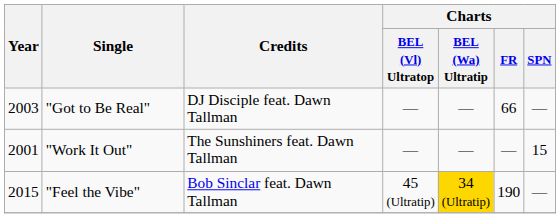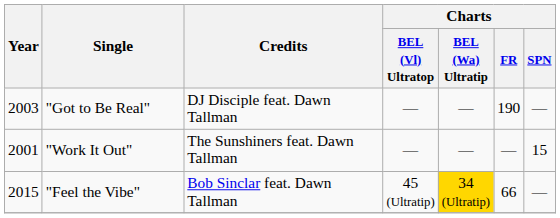(509, 108) 66 -> (509, 108) 190
(509, 191) 190 -> (509, 191) 66
